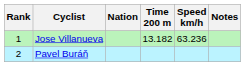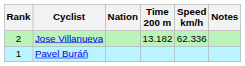(18, 38) 1 -> (18, 38) 2
(192, 38) 63.236 -> (192, 38) 62.336
(18, 54) 2 -> (18, 54) 1
